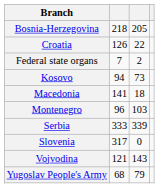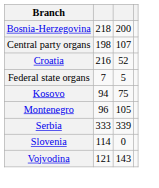(139, 28) 205 -> (123, 28) 200
+ row: (49, 45)
(119, 45) 126 -> (103, 61) 216
(139, 45) 22 -> (123, 61) 52
(139, 61) 2 -> (123, 77) 5
(139, 77) 73 -> (123, 93) 75
- row: (57, 93)
(139, 110) 103 -> (123, 110) 105
(119, 142) 317 -> (103, 142) 114
- row: (57, 175)
